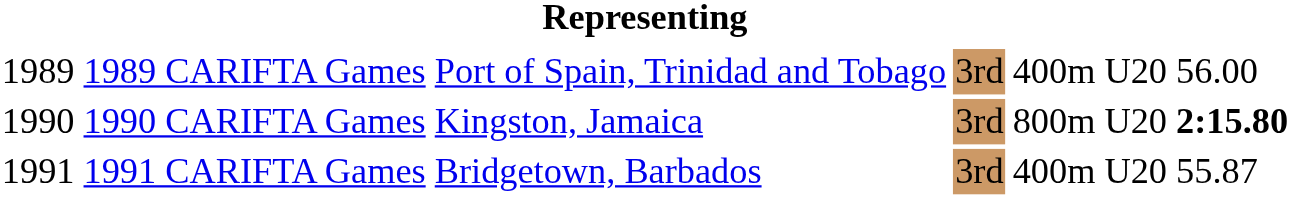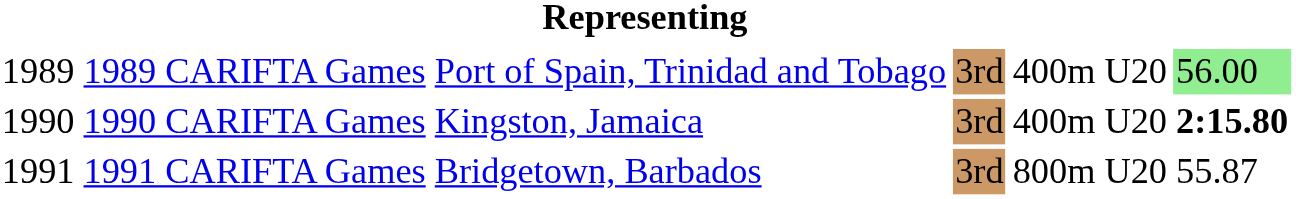(1217, 71) no background -> (1217, 71) lightgreen background
(1090, 121) 800m U20 -> (1090, 121) 400m U20
(1090, 170) 400m U20 -> (1090, 170) 800m U20
